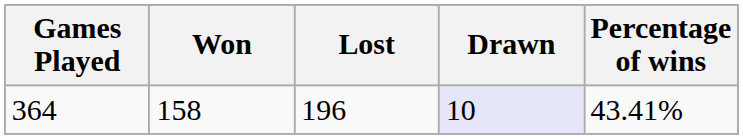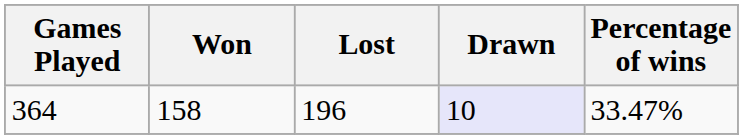(637, 109) 43.41% -> (637, 109) 33.47%
